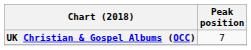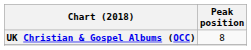(222, 38) 7 -> (222, 38) 8
